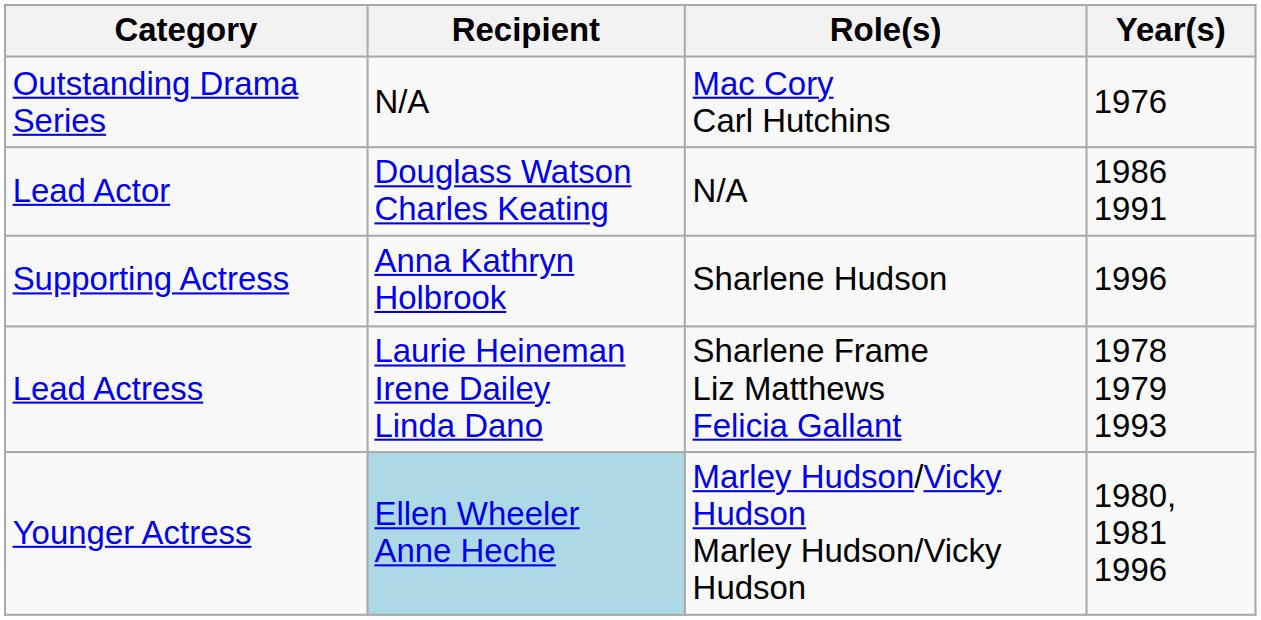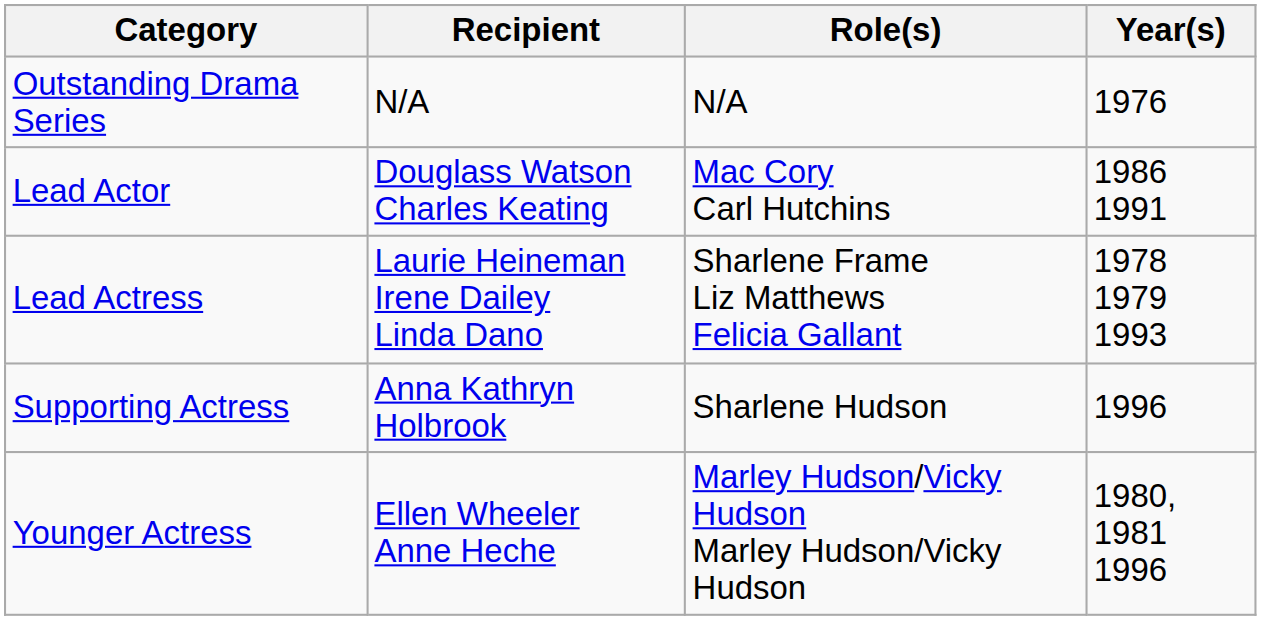(791, 101) Mac Cory Carl Hutchins -> (720, 101) N/A
(720, 190) N/A -> (791, 190) Mac Cory Carl Hutchins
rows swapped: (108, 388) <-> (151, 280)
(477, 533) lightblue background -> (477, 533) no background
